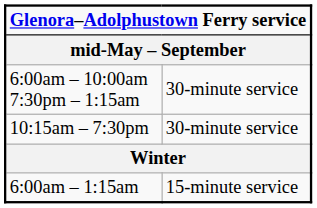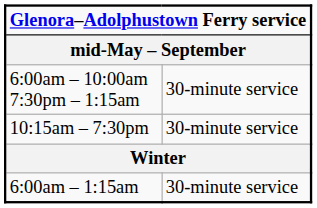(232, 187) 15-minute service -> (232, 187) 30-minute service
